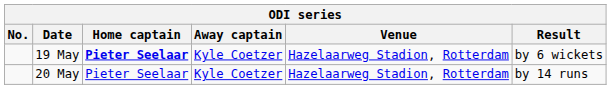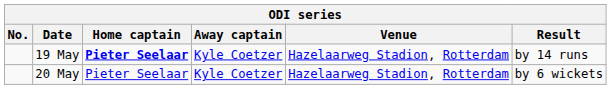(559, 54) by 6 wickets -> (552, 54) by 14 runs
(552, 74) by 14 runs -> (559, 74) by 6 wickets
